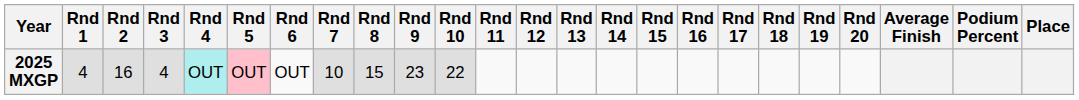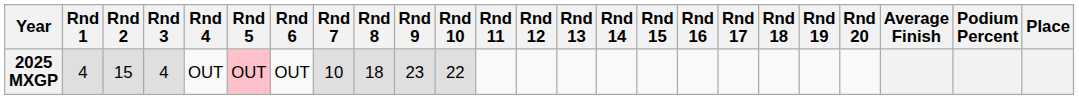(123, 71) 16 -> (123, 71) 15
(206, 71) paleturquoise background -> (206, 71) no background
(374, 71) 15 -> (374, 71) 18
